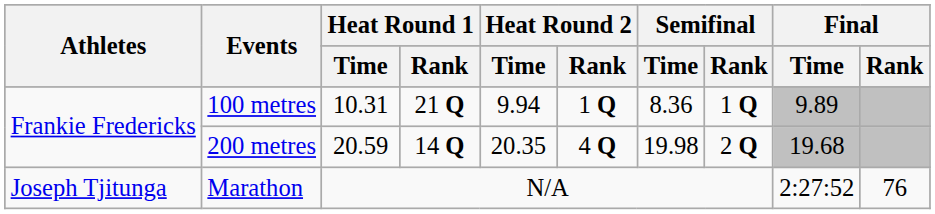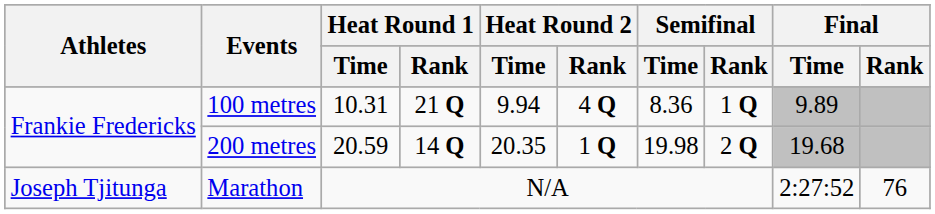(597, 106) 1 Q -> (597, 106) 4 Q
(597, 147) 4 Q -> (597, 147) 1 Q
